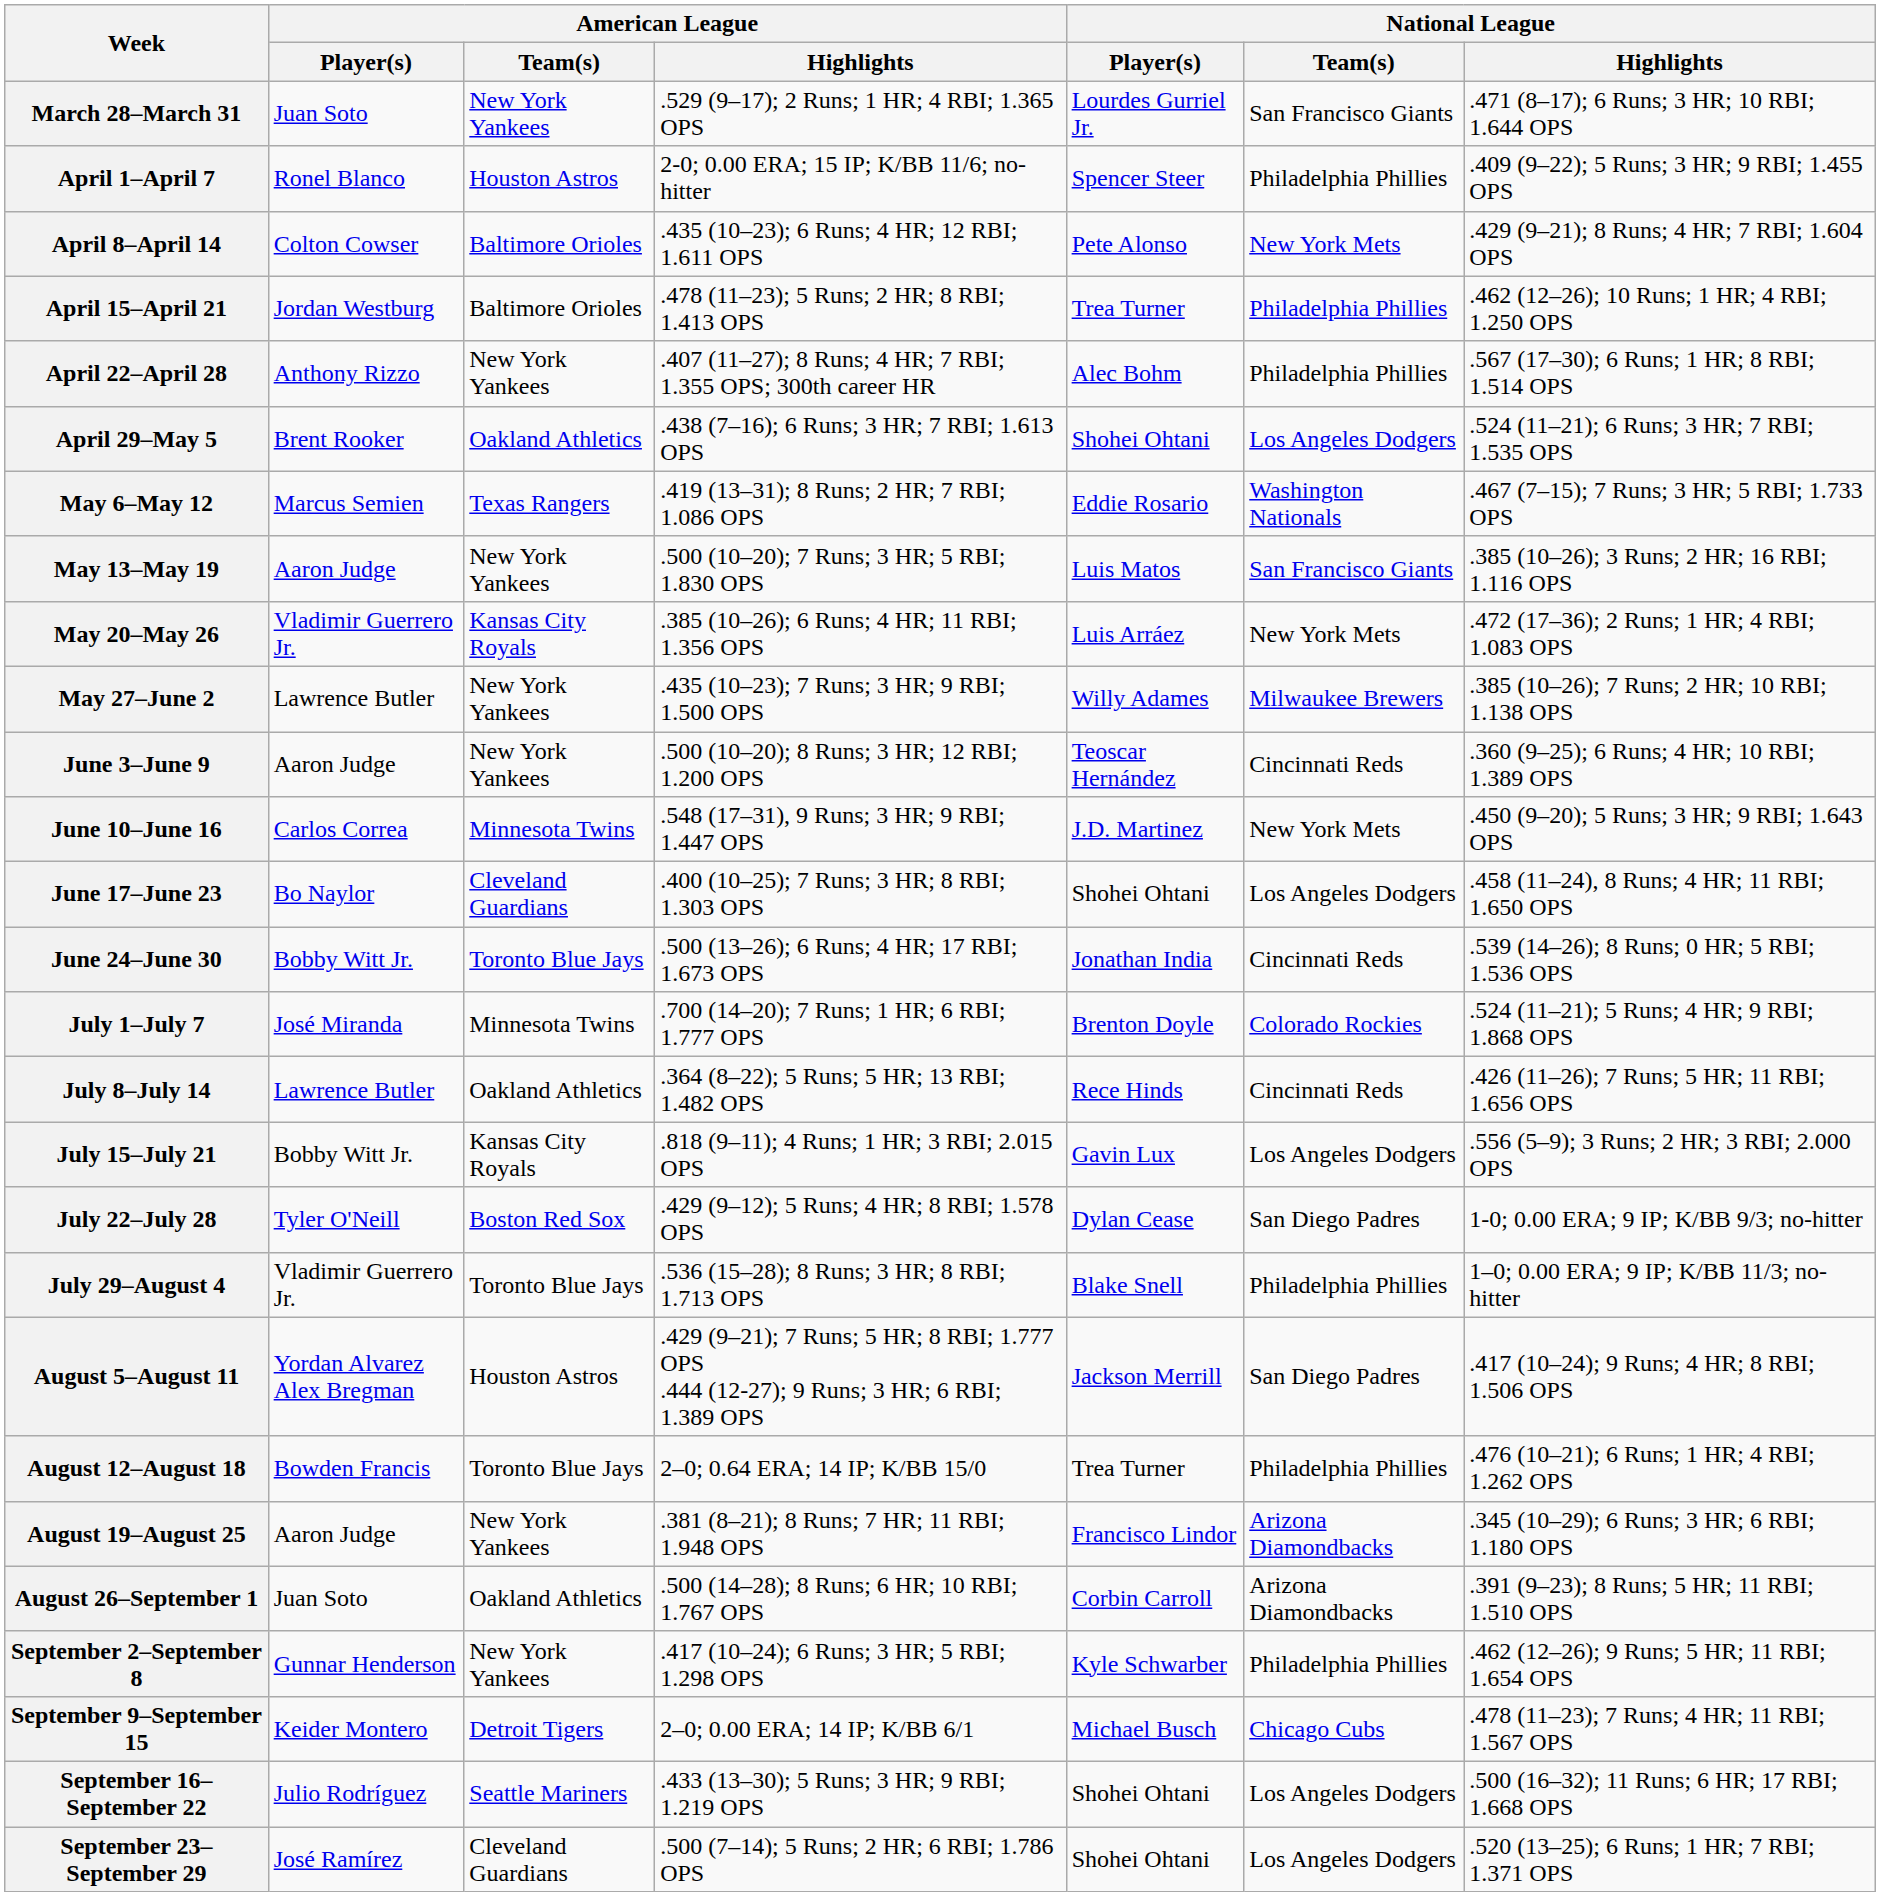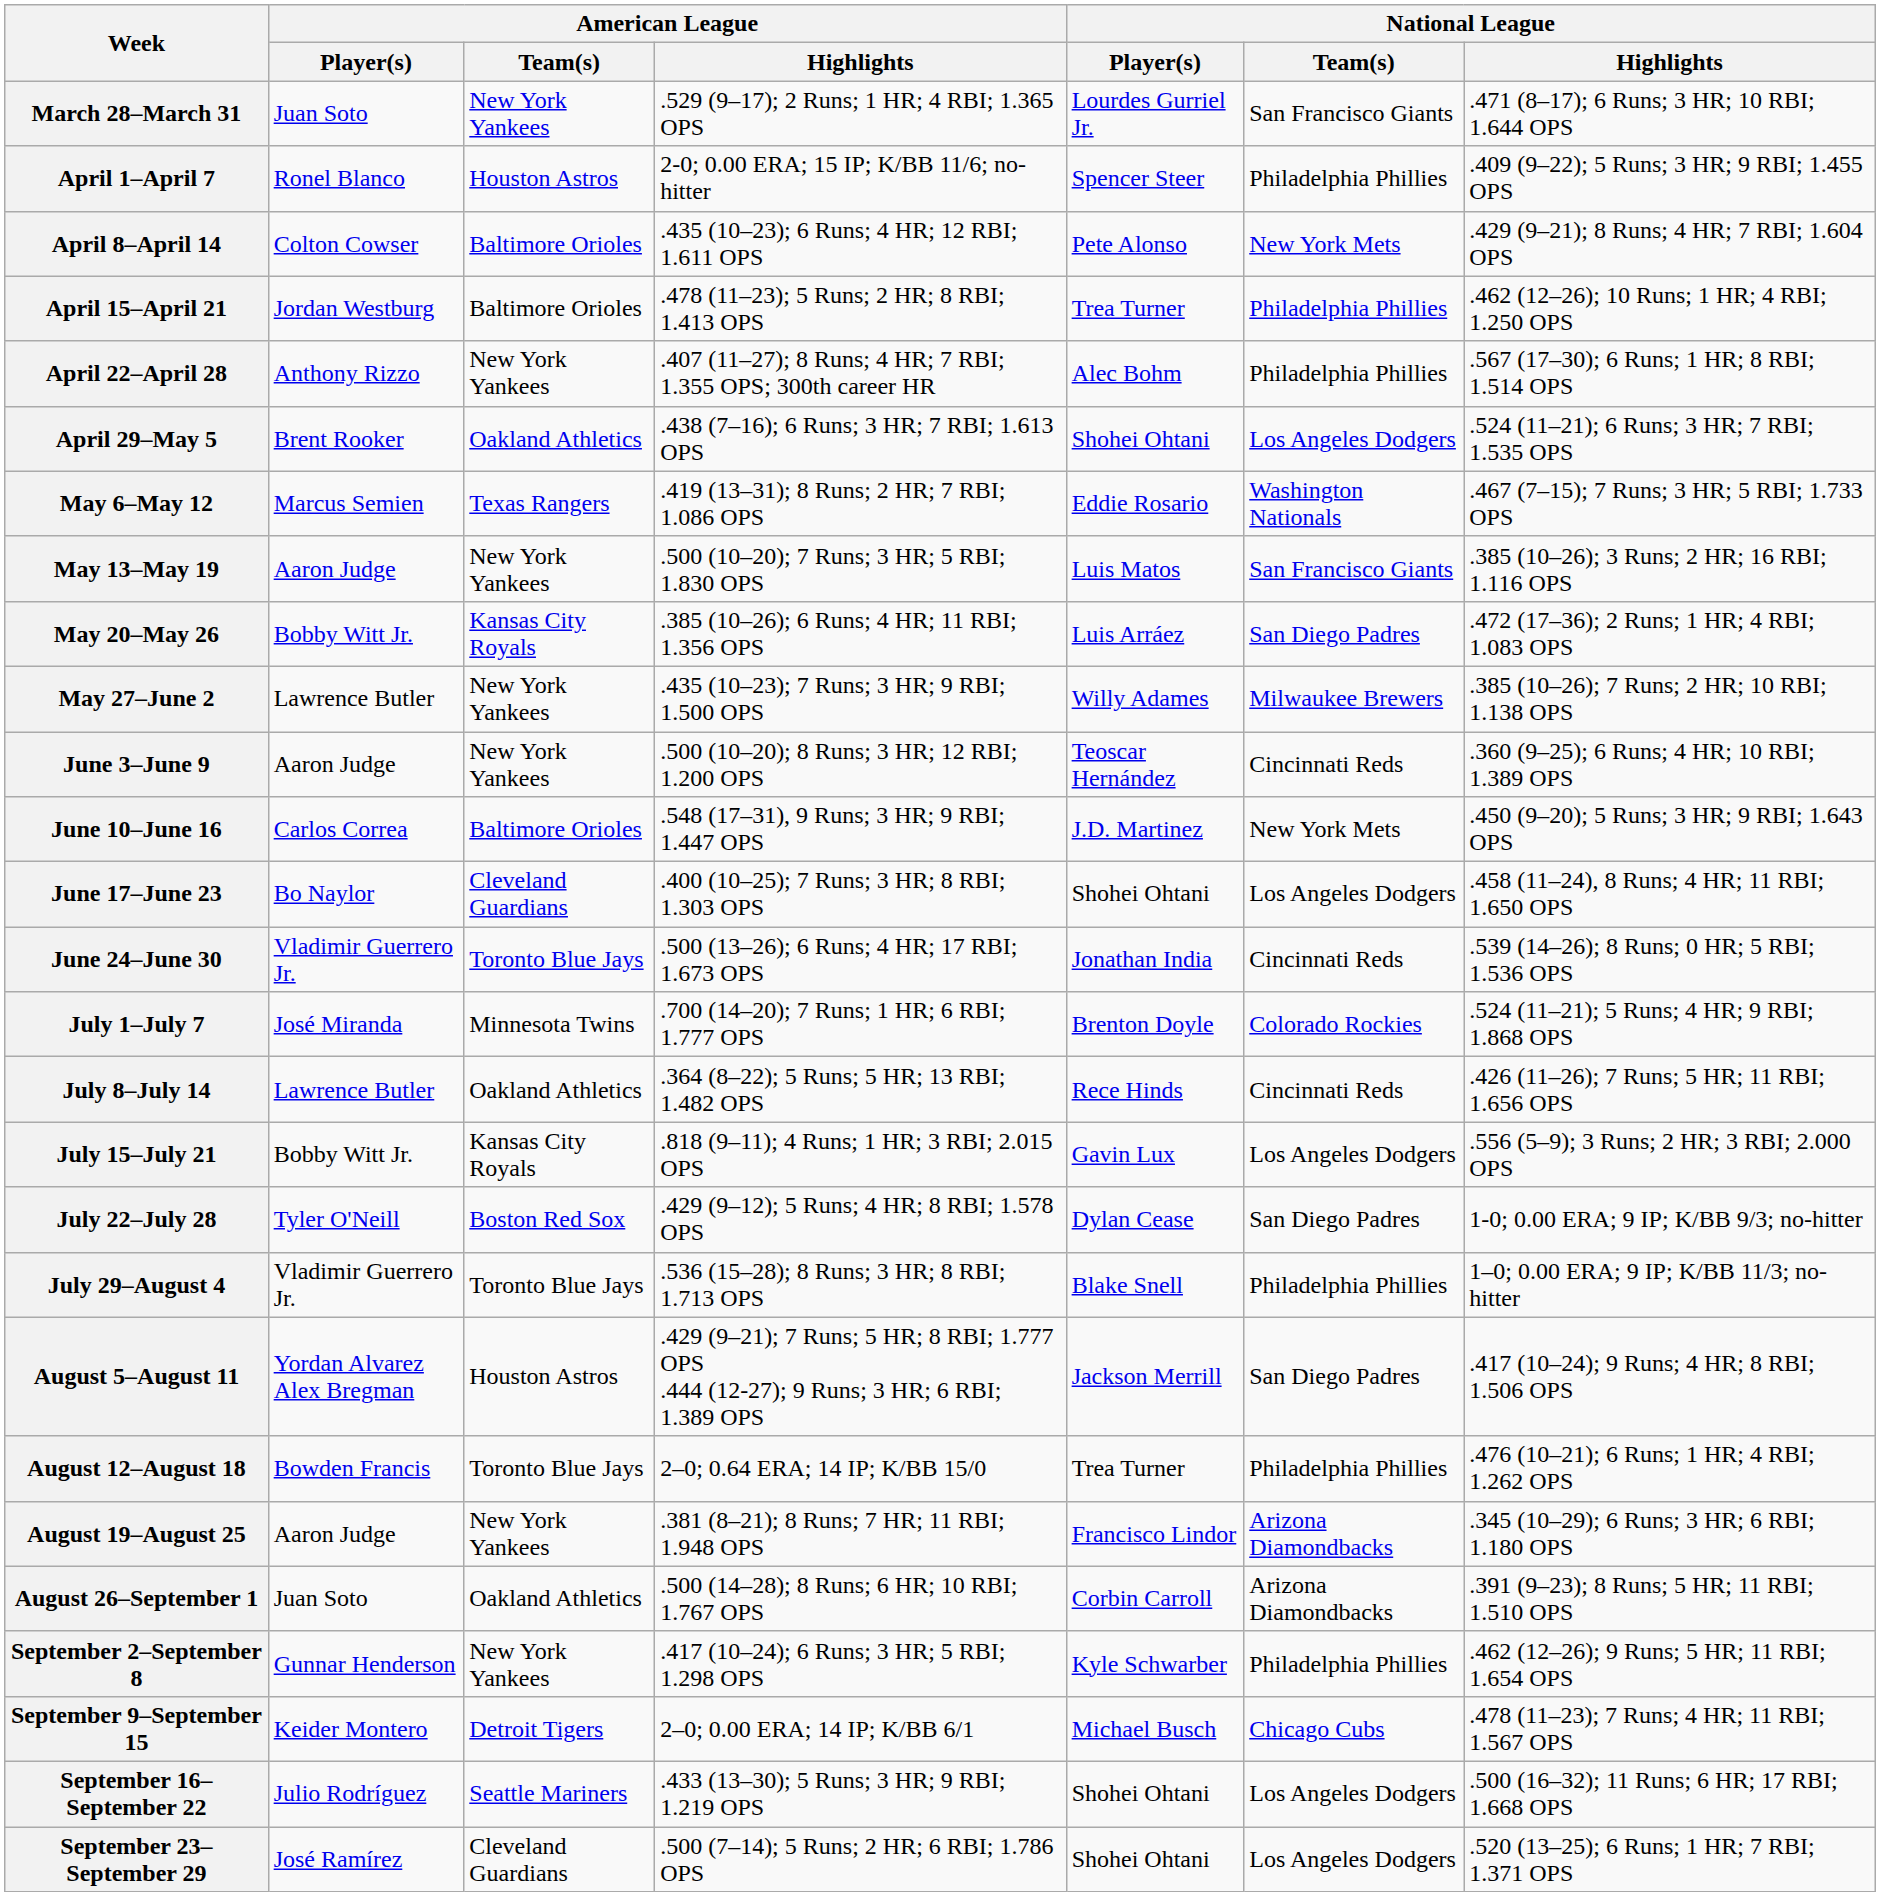(363, 633) Vladimir Guerrero Jr. -> (343, 633) Bobby Witt Jr.
(1325, 633) New York Mets -> (1335, 633) San Diego Padres
(552, 828) Minnesota Twins -> (556, 828) Baltimore Orioles
(343, 958) Bobby Witt Jr. -> (363, 958) Vladimir Guerrero Jr.
